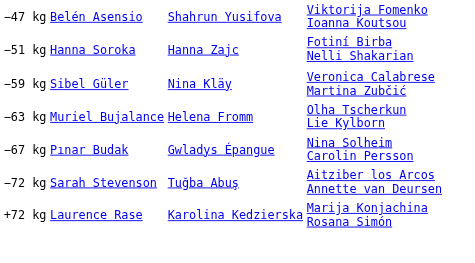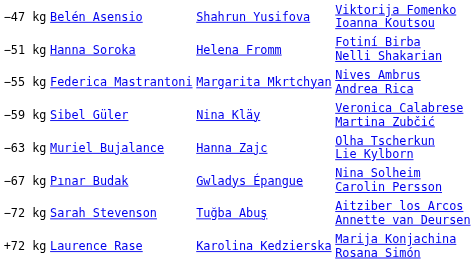(203, 49) Hanna Zajc -> (239, 49) Helena Fromm
+ row: (25, 82)
(210, 116) Helena Fromm -> (232, 147) Hanna Zajc
